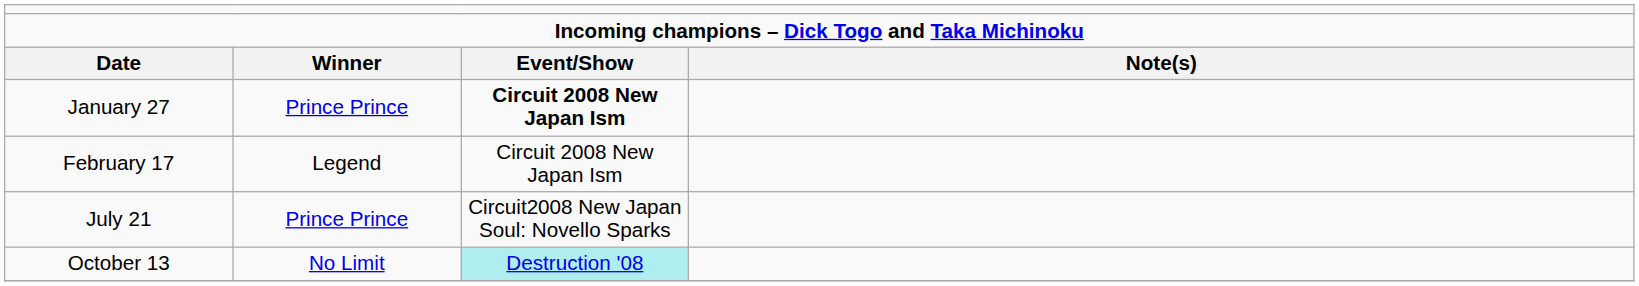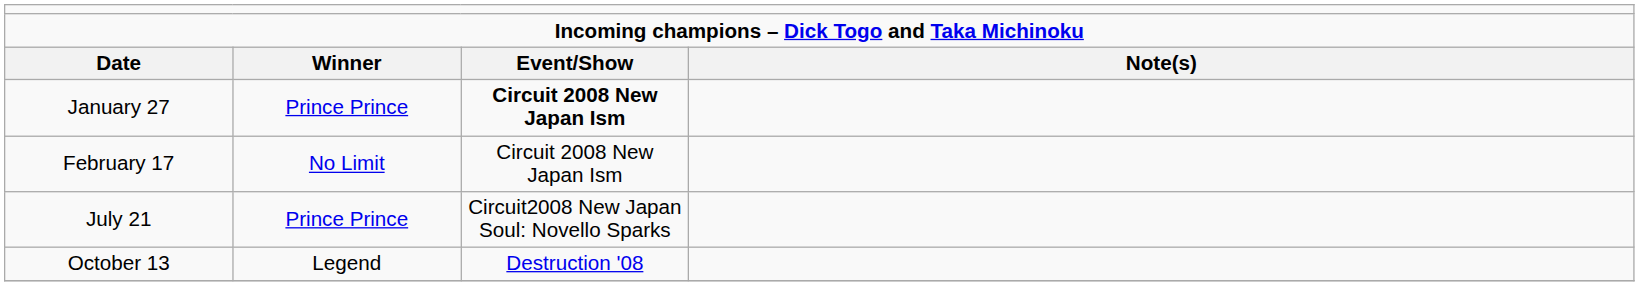(347, 163) Legend -> (347, 163) No Limit
(347, 263) No Limit -> (347, 263) Legend
(575, 263) paleturquoise background -> (575, 263) no background
